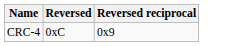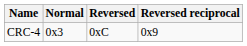+ column: (65, 13)
